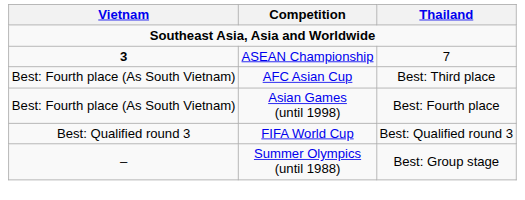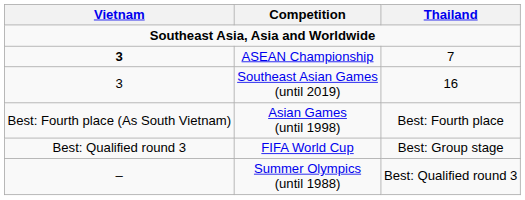+ row: (308, 84)
- row: (308, 77)
(446, 133) Best: Qualified round 3 -> (451, 148) Best: Group stage
(446, 161) Best: Group stage -> (451, 176) Best: Qualified round 3
